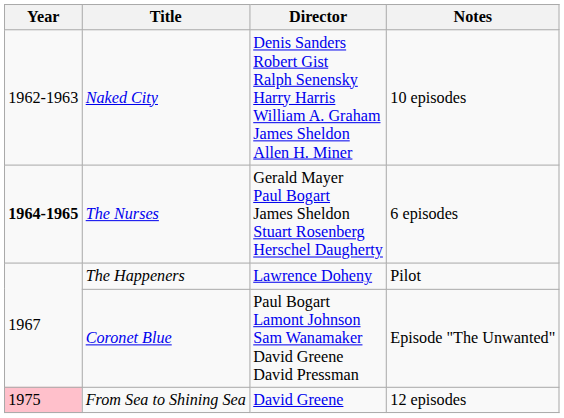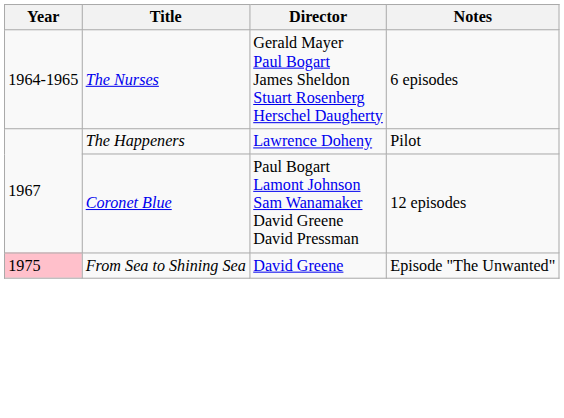- row: (122, 97)
(43, 214) bold -> (43, 79) normal
(473, 337) Episode "The Unwanted" -> (428, 203) 12 episodes
(428, 399) 12 episodes -> (473, 265) Episode "The Unwanted"
